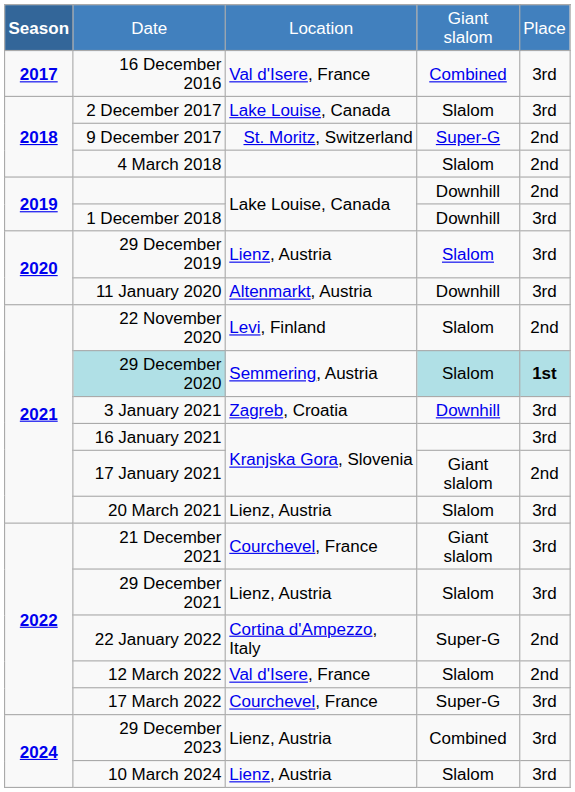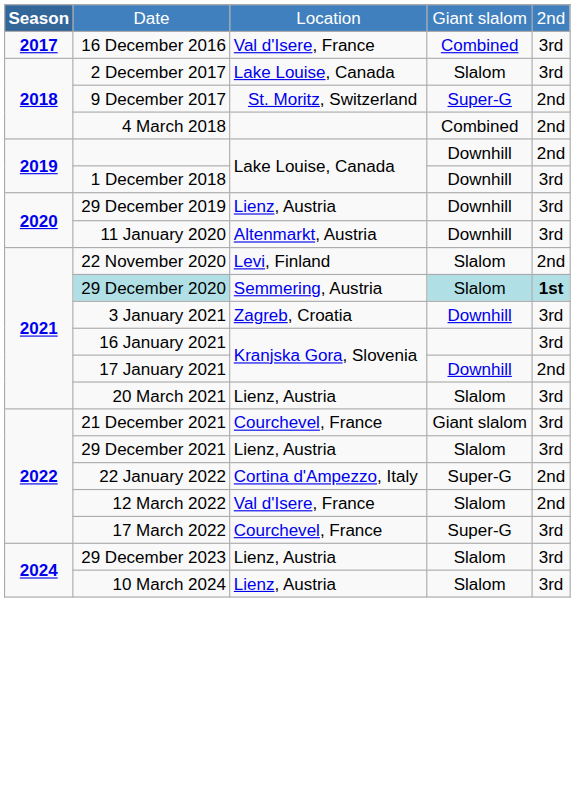(544, 28) Place -> (551, 18) 2nd
(468, 164) Slalom -> (480, 126) Combined
(468, 254) Slalom -> (480, 207) Downhill
(468, 473) Giant slalom -> (480, 369) Downhill
(468, 738) Combined -> (480, 557) Slalom
